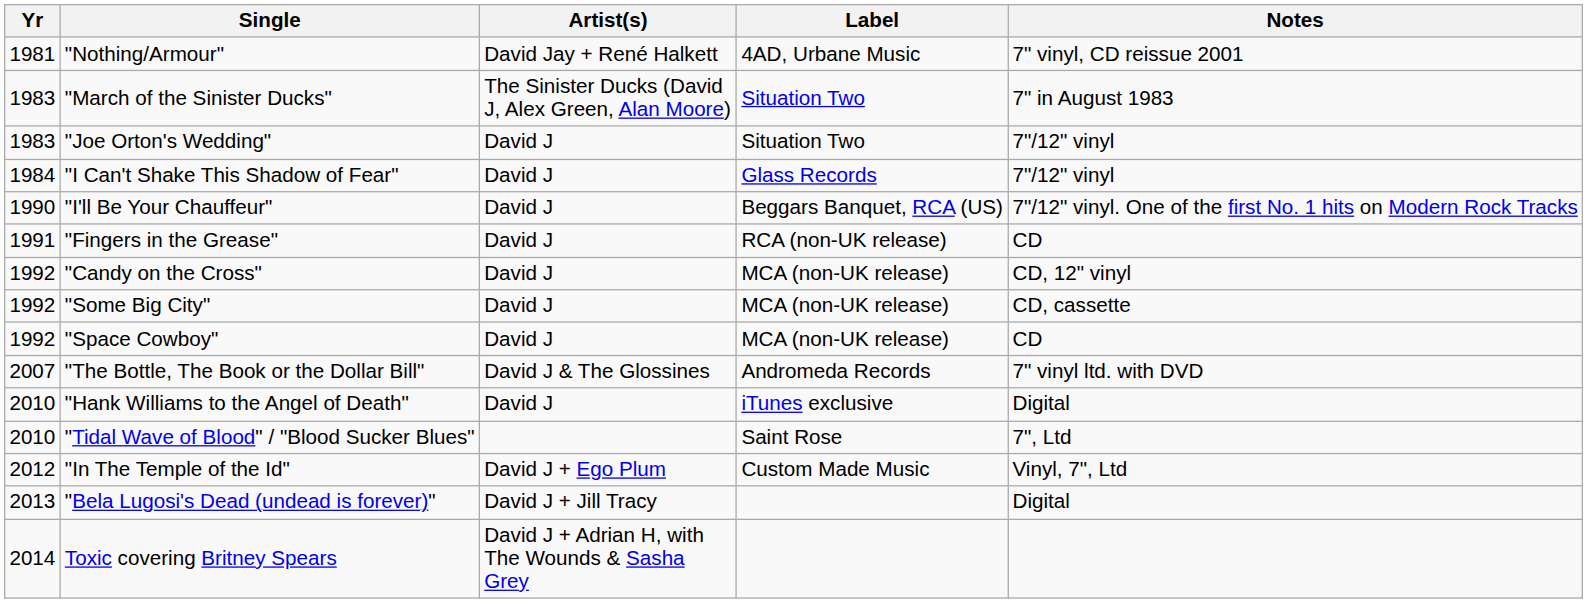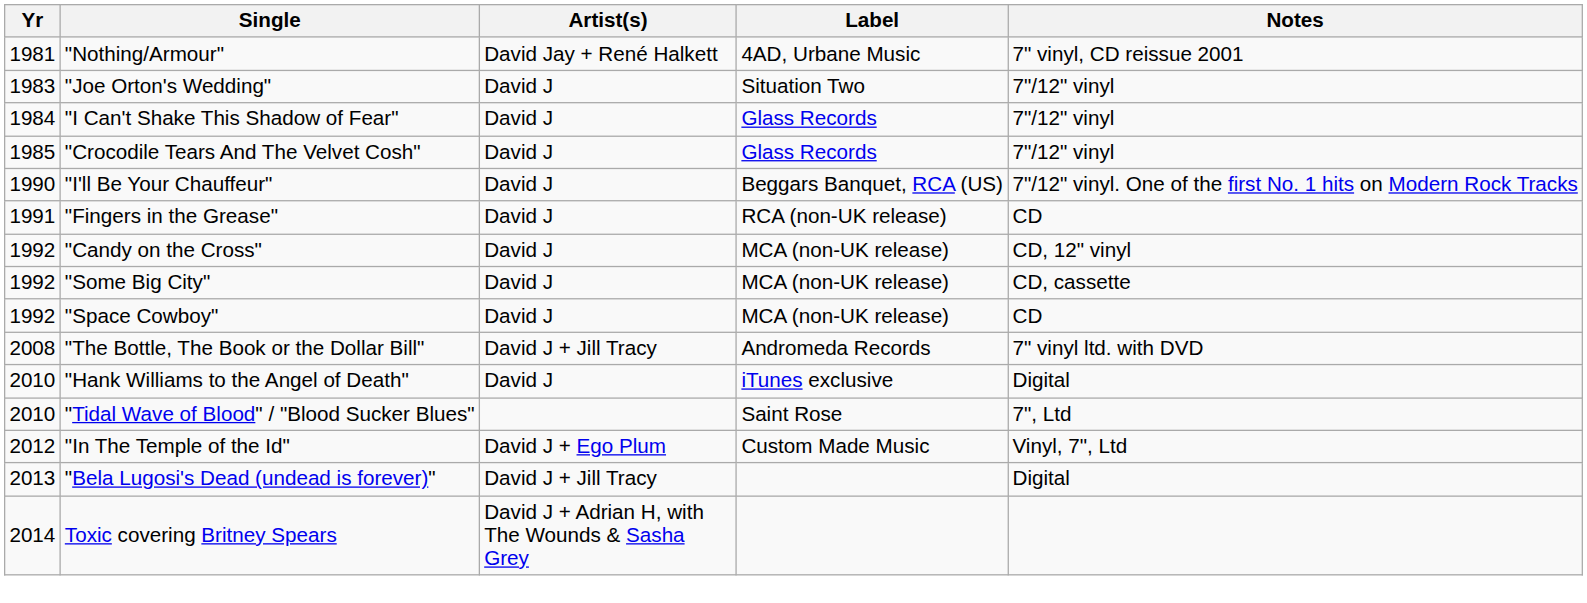- row: (198, 97)
+ row: (243, 151)
(32, 371) 2007 -> (32, 348) 2008
(597, 371) David J & The Glossines -> (570, 348) David J + Jill Tracy
